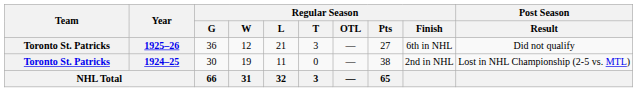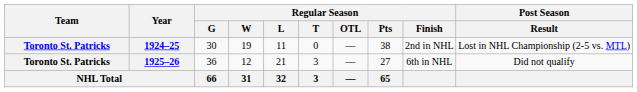rows swapped: (162, 62) <-> (162, 46)
